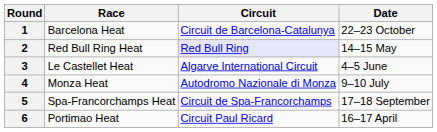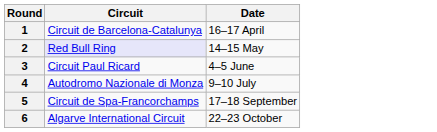- column: (111, 13)
(378, 30) 22–23 October -> (236, 30) 16–17 April
(249, 66) Algarve International Circuit -> (94, 66) Circuit Paul Ricard
(227, 118) Circuit Paul Ricard -> (116, 118) Algarve International Circuit
(369, 118) 16–17 April -> (245, 118) 22–23 October
